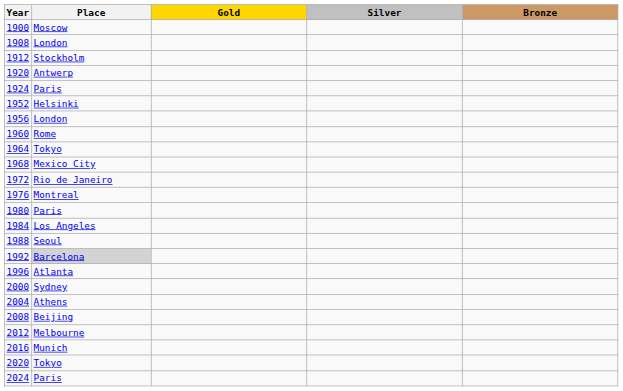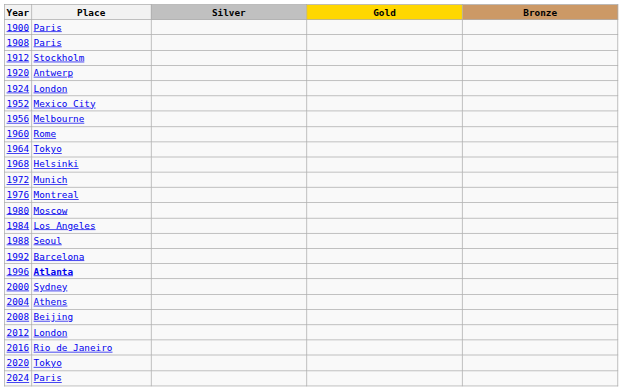columns swapped: (229, 12) <-> (384, 12)
(50, 27) Moscow -> (48, 27) Paris
(50, 42) London -> (48, 42) Paris
(48, 88) Paris -> (50, 88) London
(56, 104) Helsinki -> (65, 104) Mexico City
(50, 119) London -> (59, 119) Melbourne
(65, 165) Mexico City -> (56, 165) Helsinki
(73, 180) Rio de Janeiro -> (50, 180) Munich
(48, 210) Paris -> (50, 210) Moscow
(59, 256) lightgrey background -> (59, 256) no background
(53, 271) normal -> (53, 271) bold
(59, 332) Melbourne -> (50, 332) London
(50, 348) Munich -> (73, 348) Rio de Janeiro
